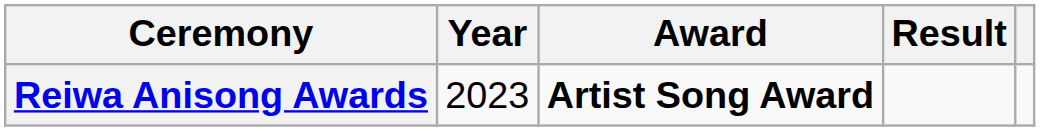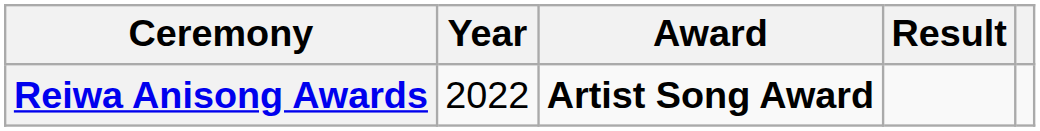(487, 94) 2023 -> (487, 94) 2022
